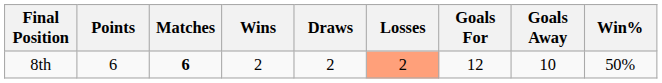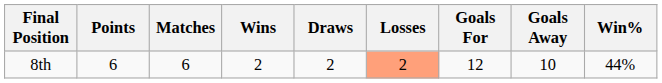(186, 64) bold -> (186, 64) normal
(620, 64) 50% -> (620, 64) 44%
